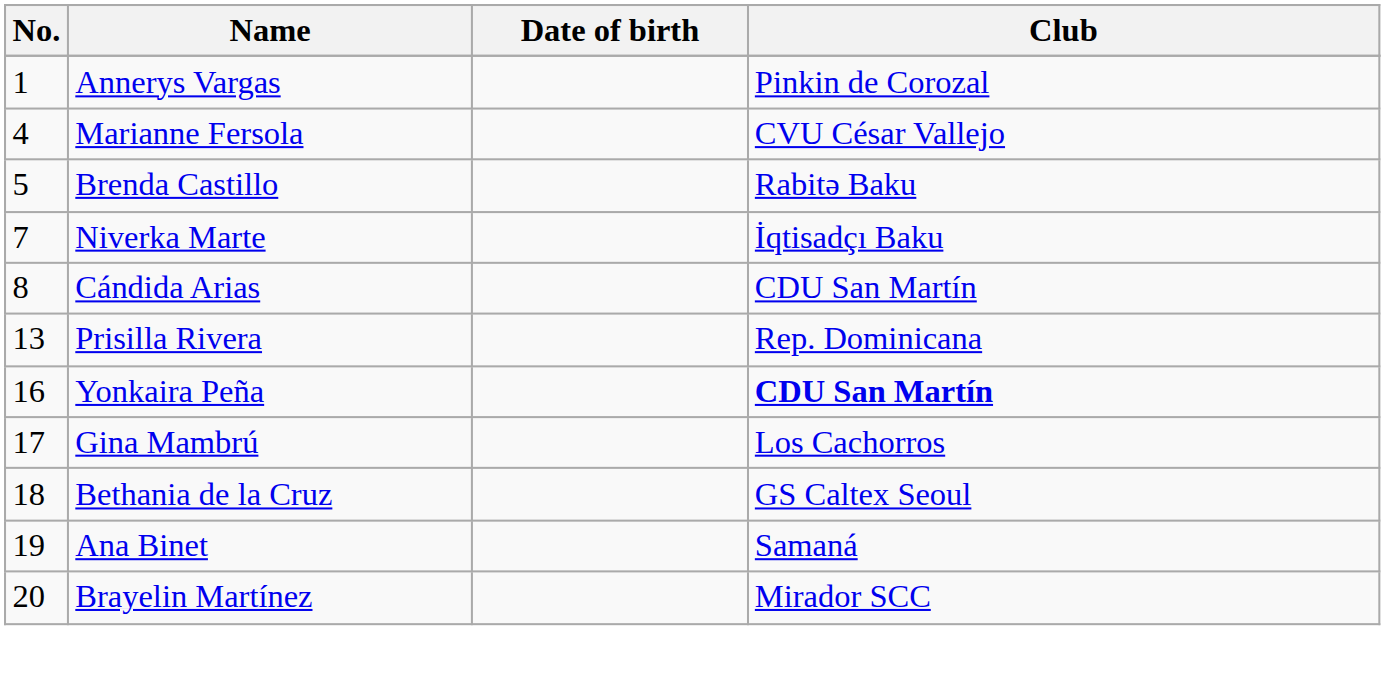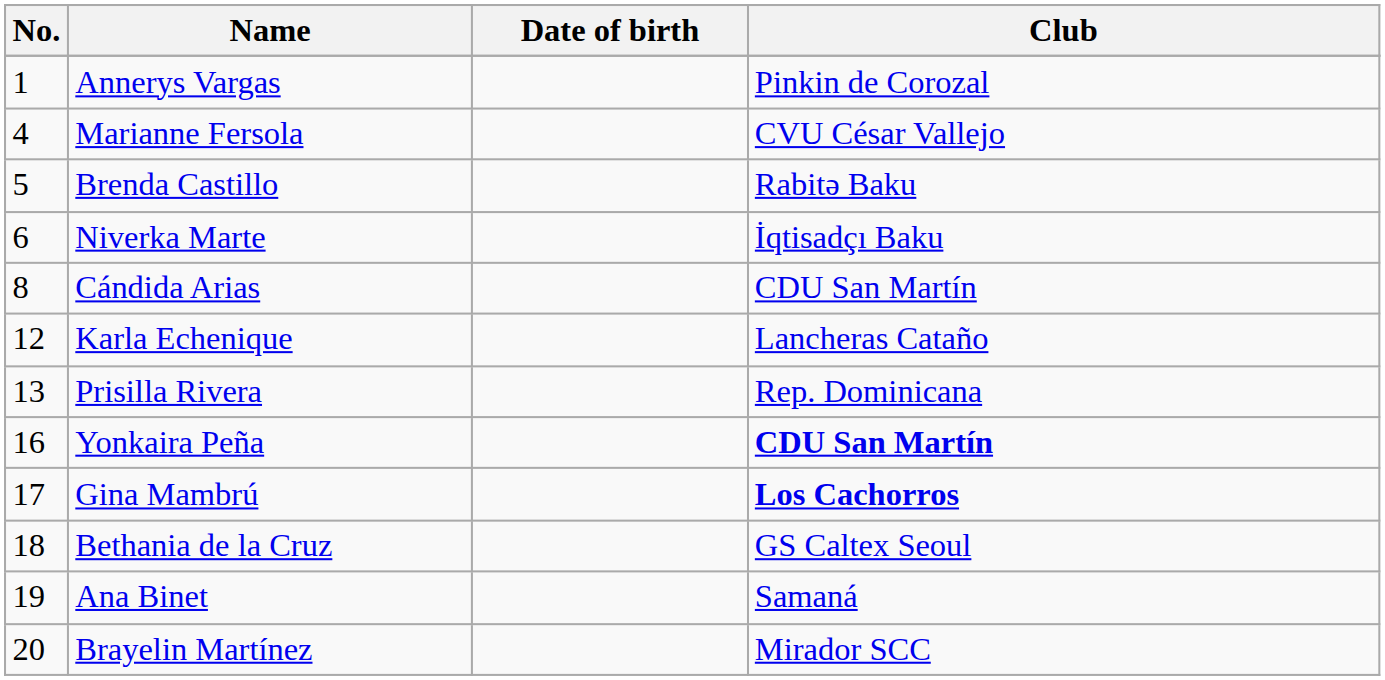(21, 236) 7 -> (21, 236) 6
+ row: (184, 339)
(850, 442) normal -> (857, 493) bold
